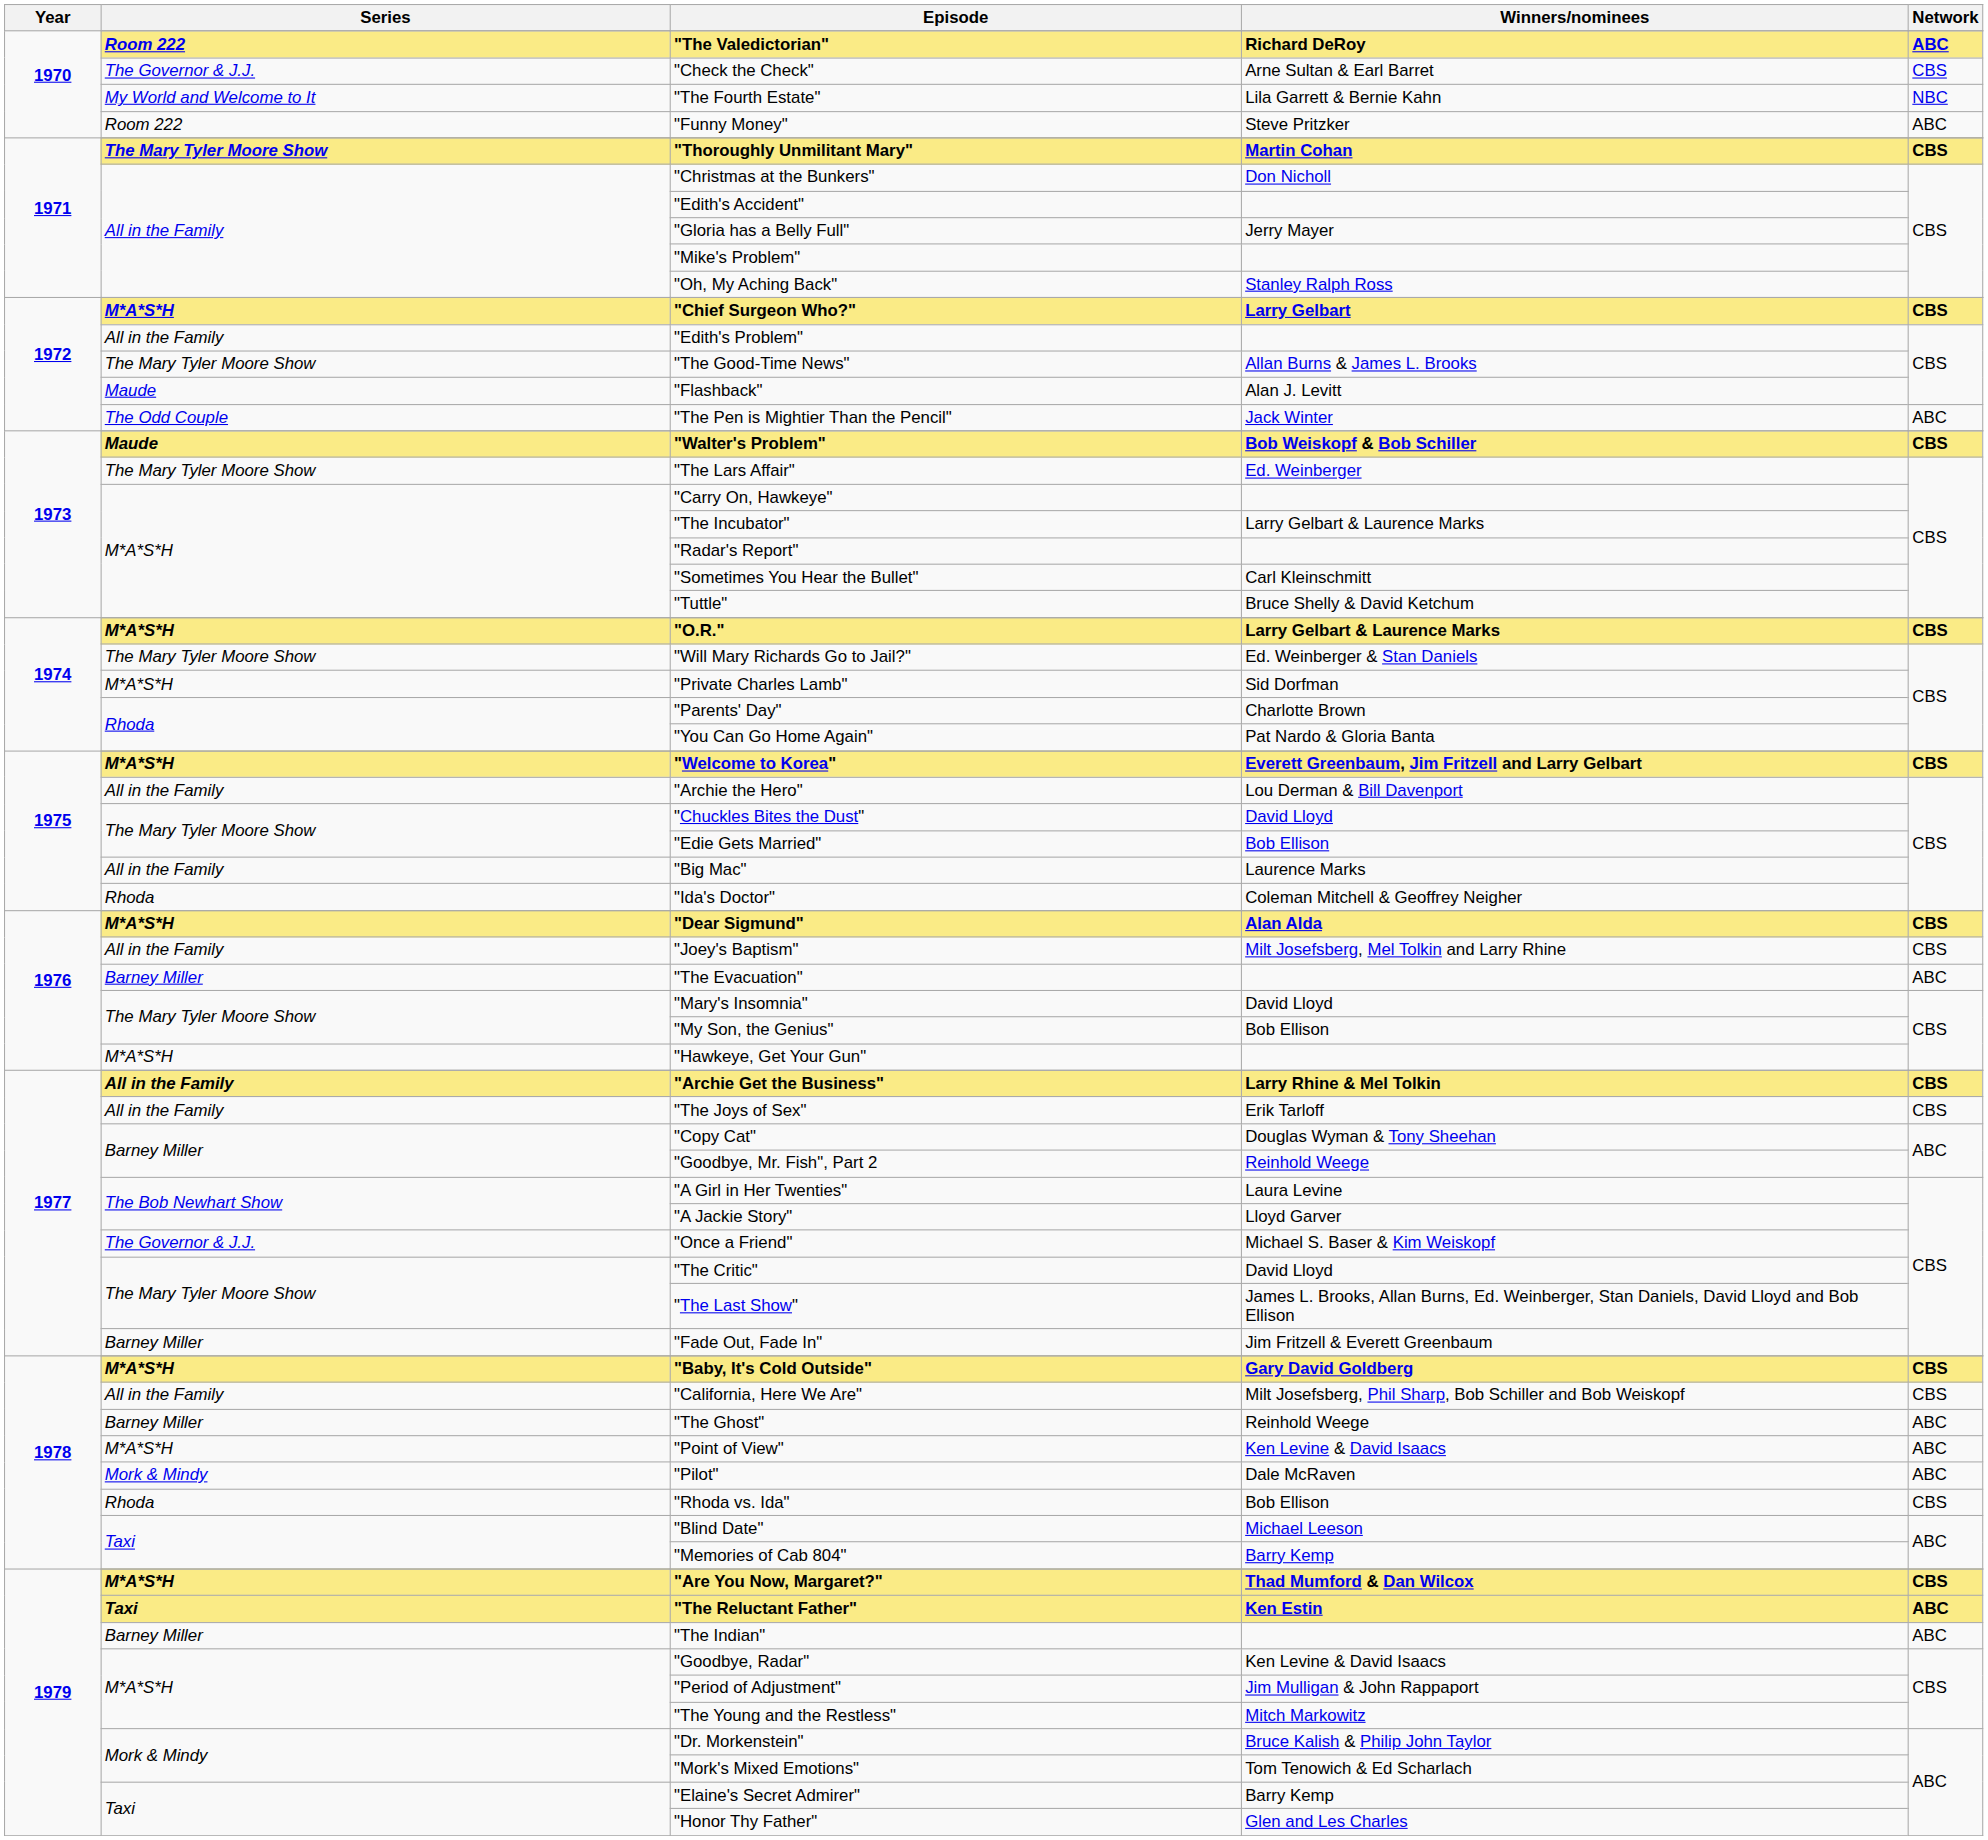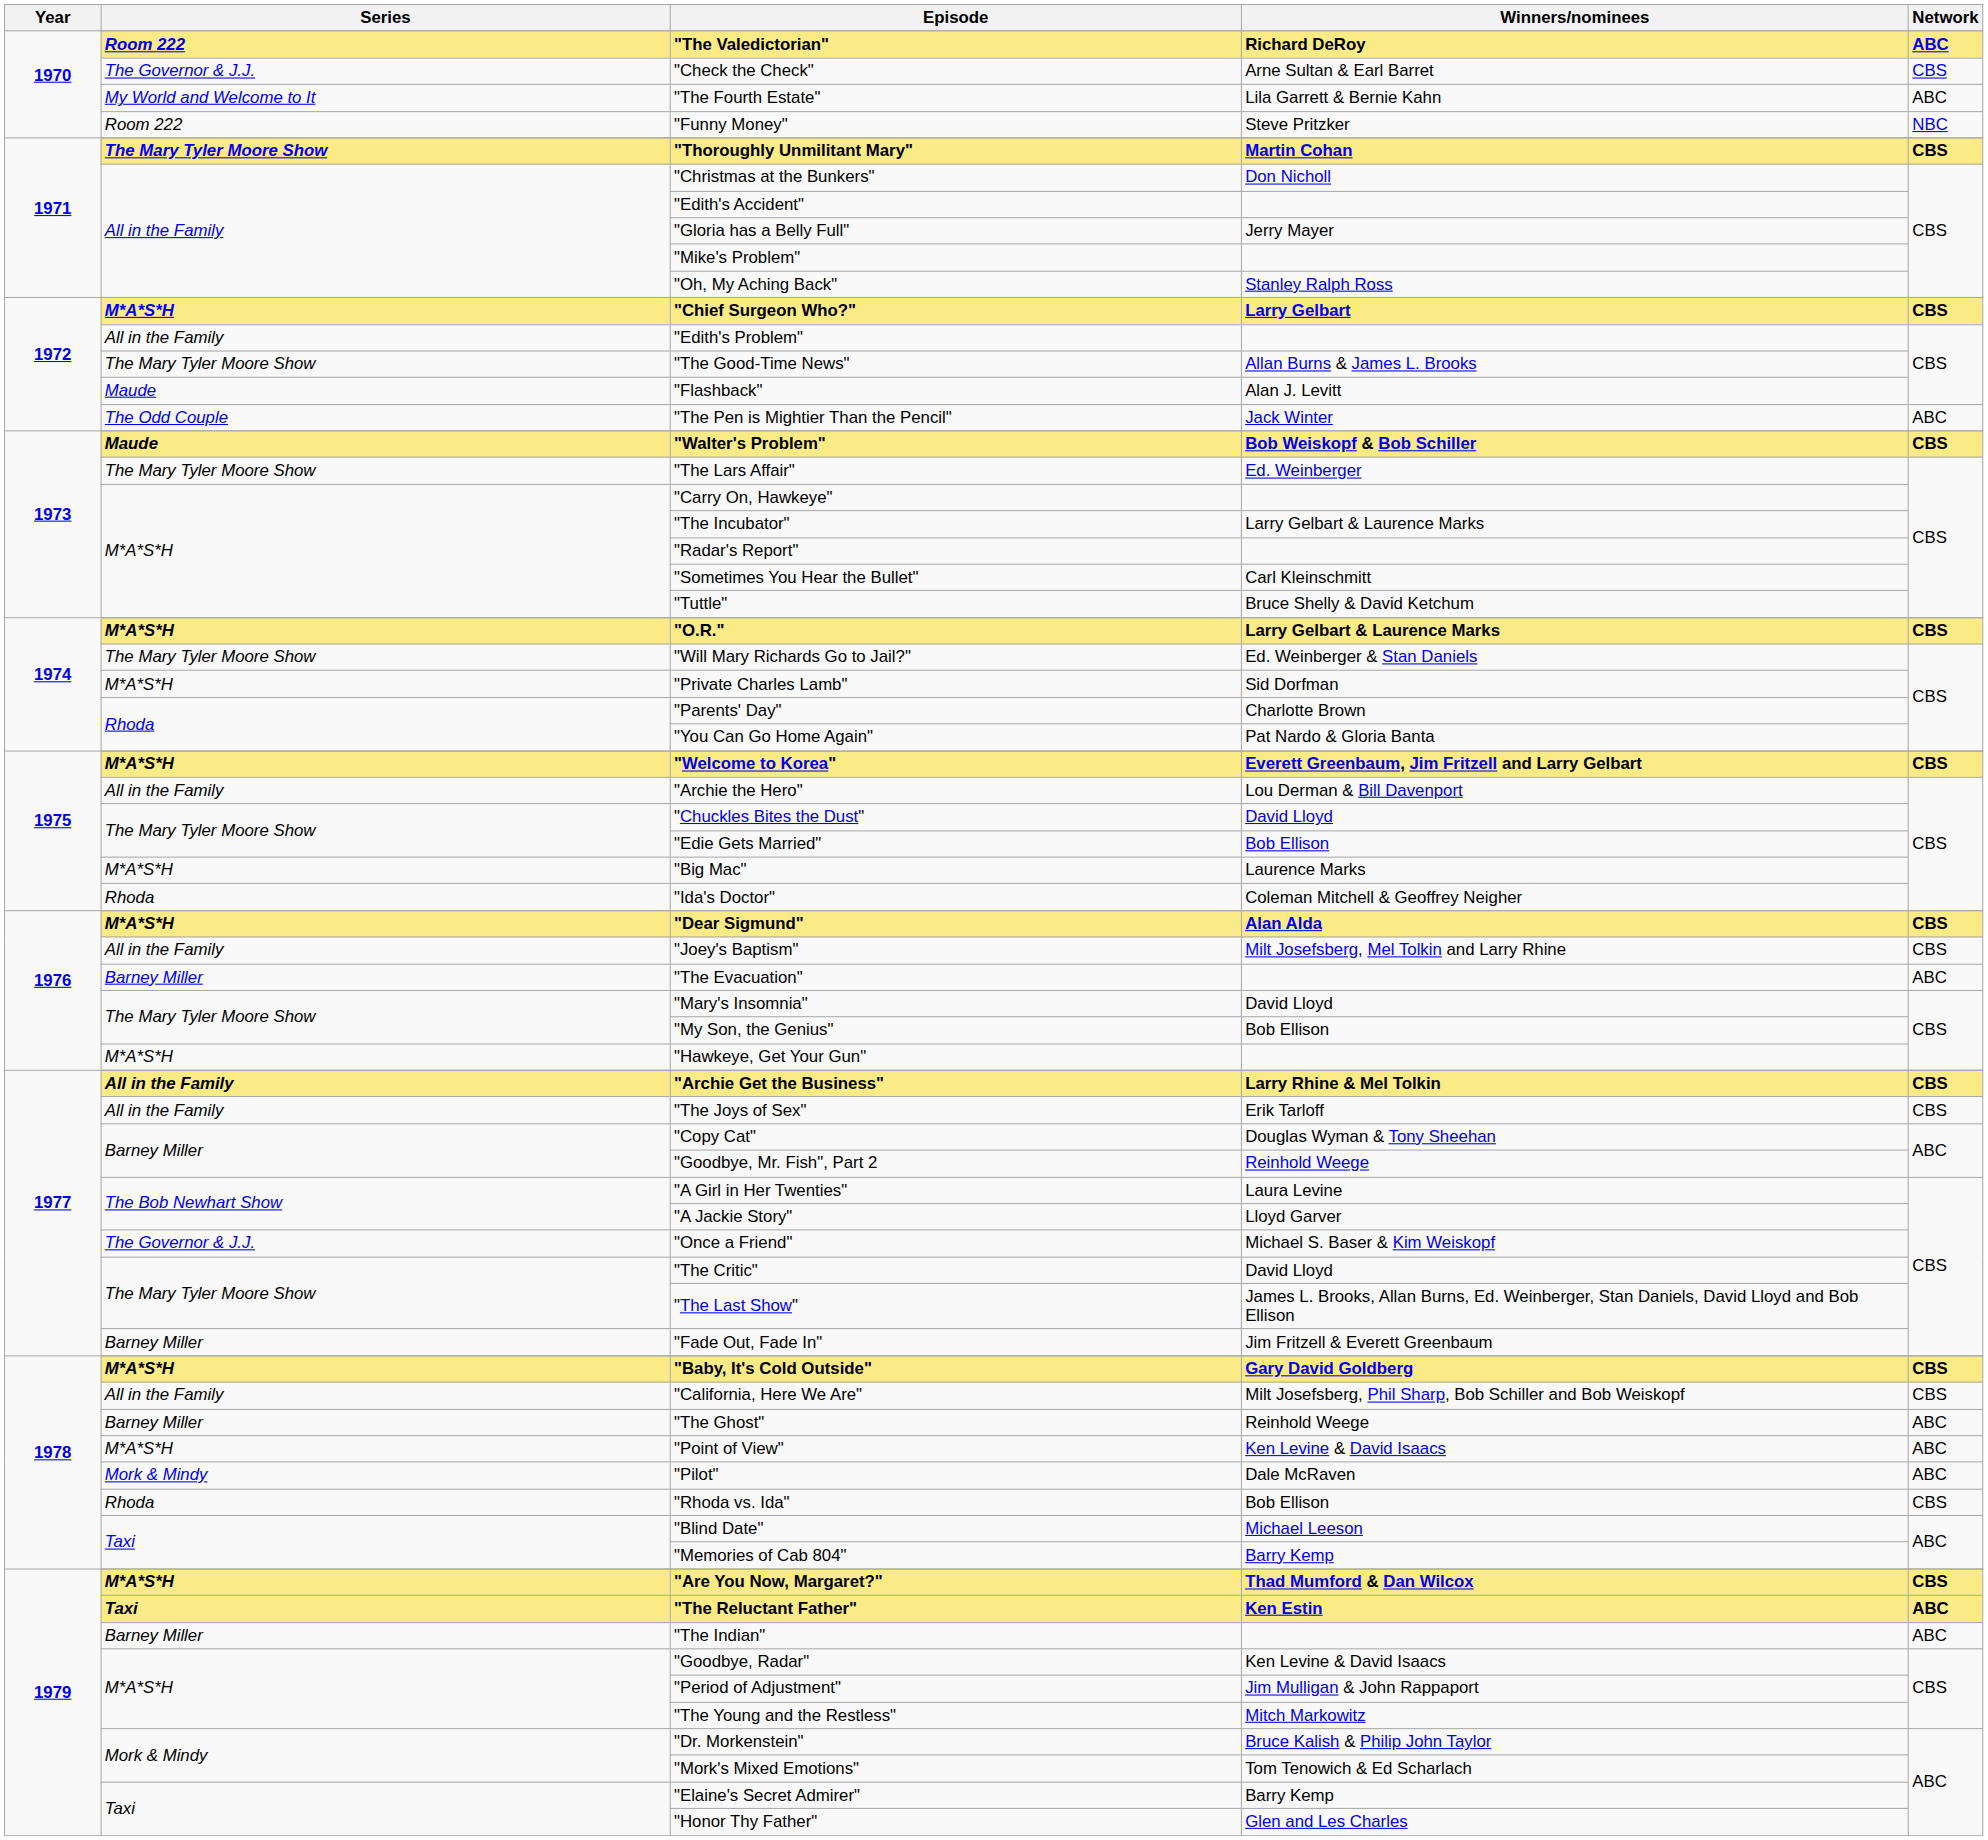(1930, 97) NBC -> (1930, 97) ABC
(1930, 124) ABC -> (1930, 124) NBC
(164, 870) All in the Family -> (139, 870) M*A*S*H
